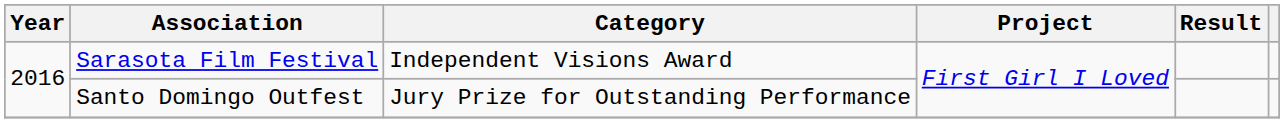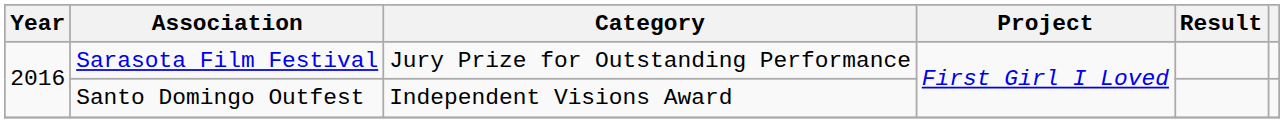(561, 61) Independent Visions Award -> (650, 61) Jury Prize for Outstanding Performance
(650, 98) Jury Prize for Outstanding Performance -> (561, 98) Independent Visions Award
